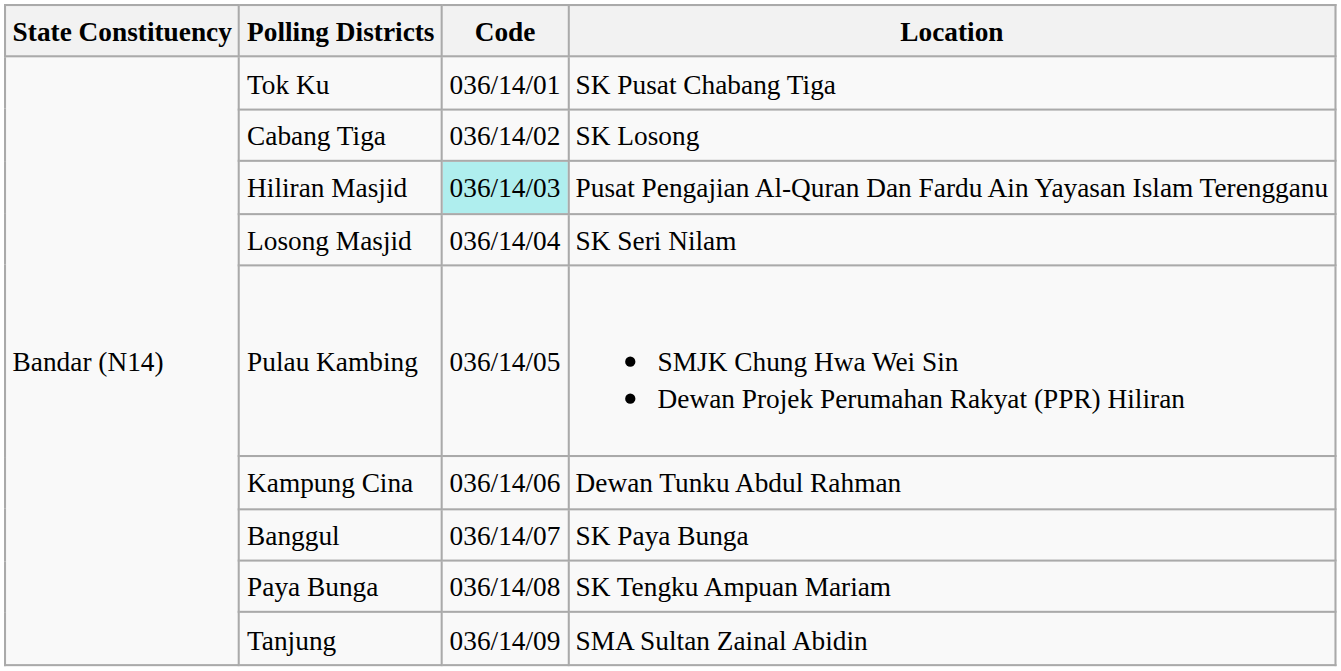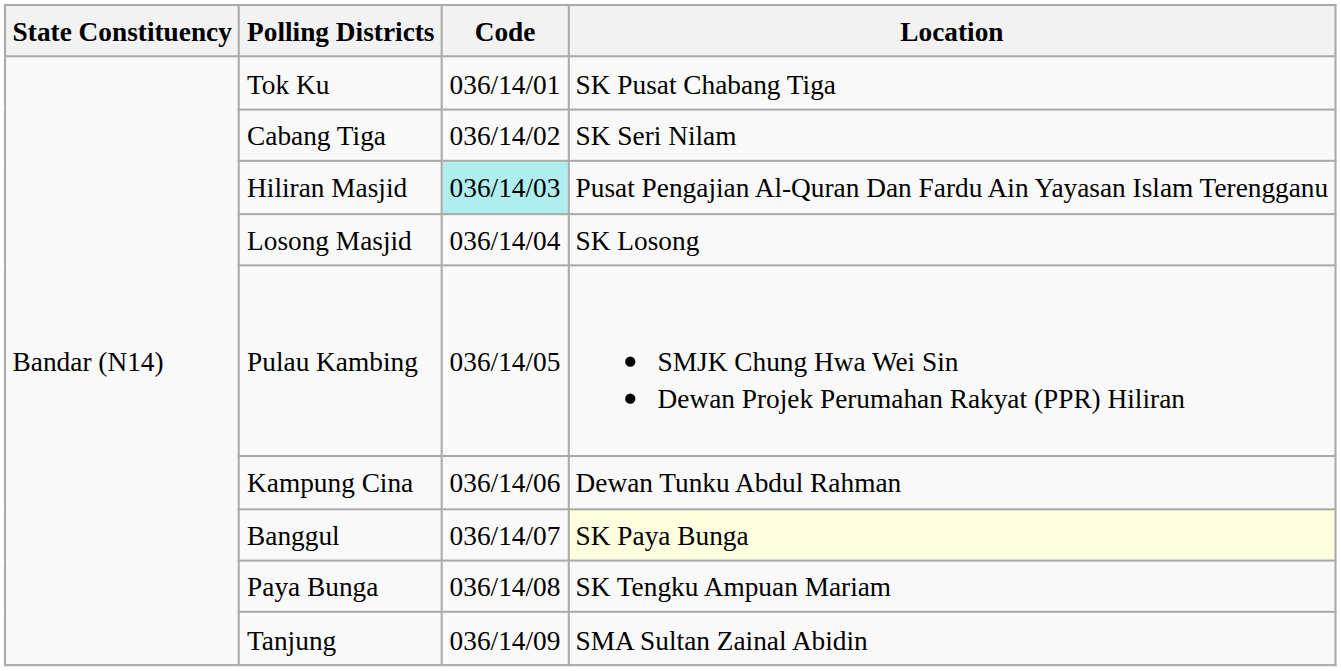(637, 136) SK Losong -> (656, 136) SK Seri Nilam
(656, 240) SK Seri Nilam -> (637, 240) SK Losong
(662, 536) no background -> (662, 536) lightyellow background
